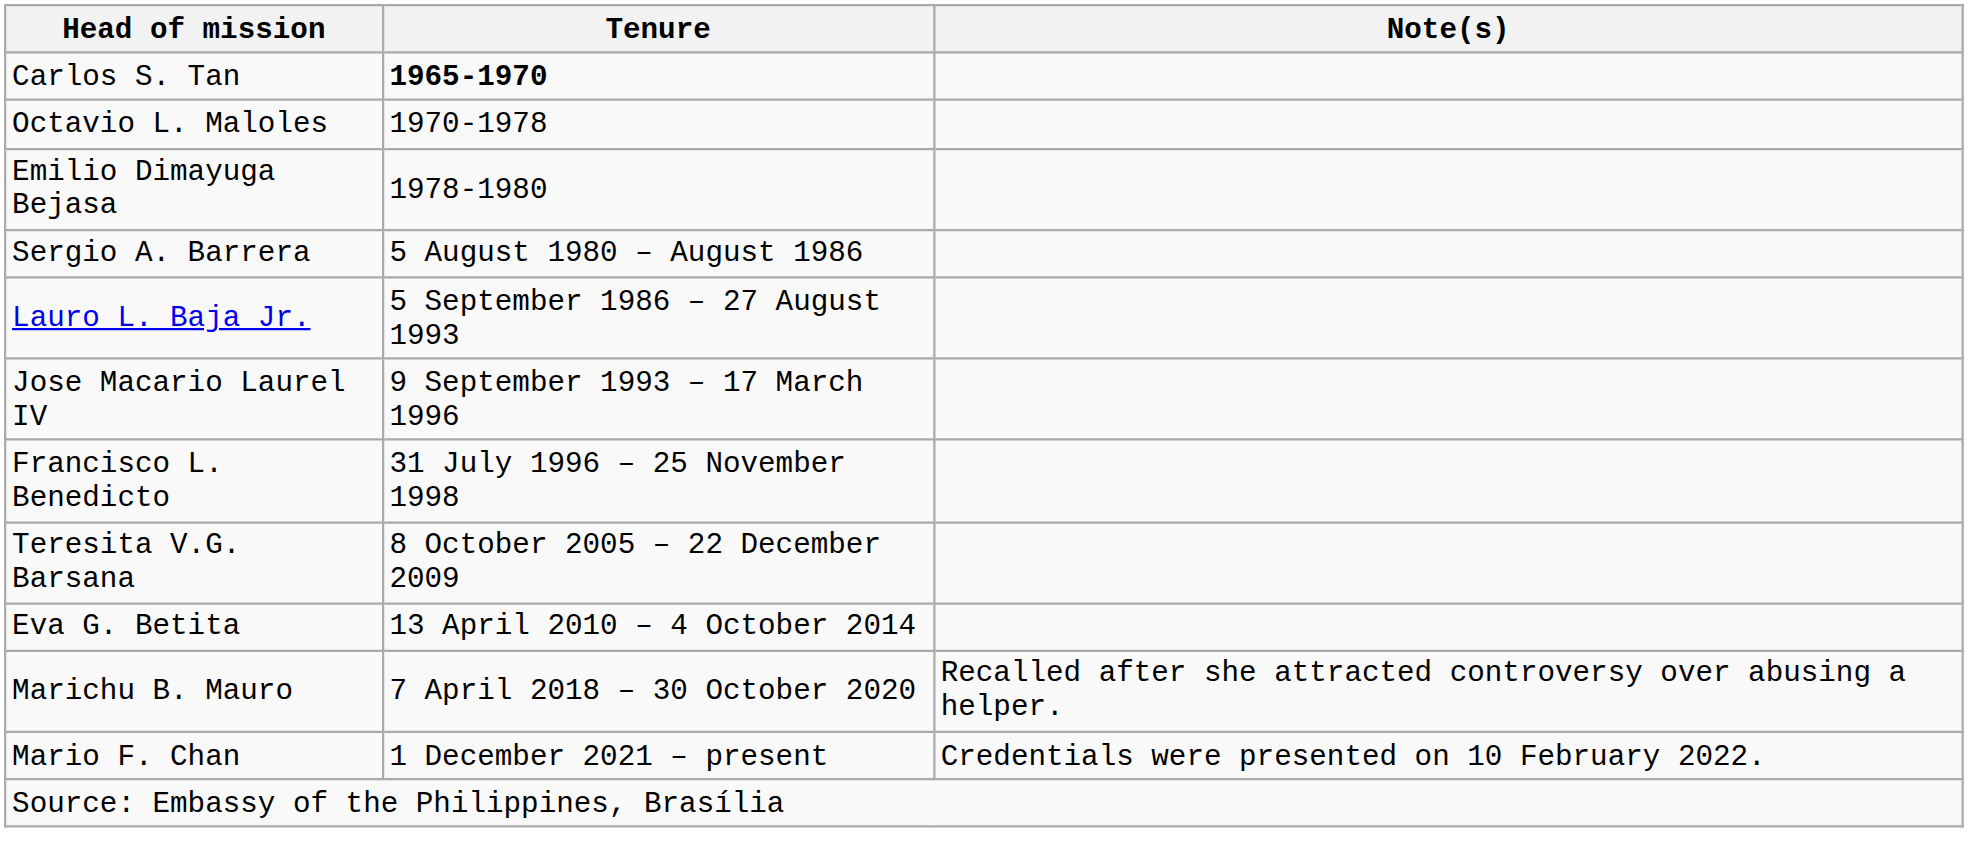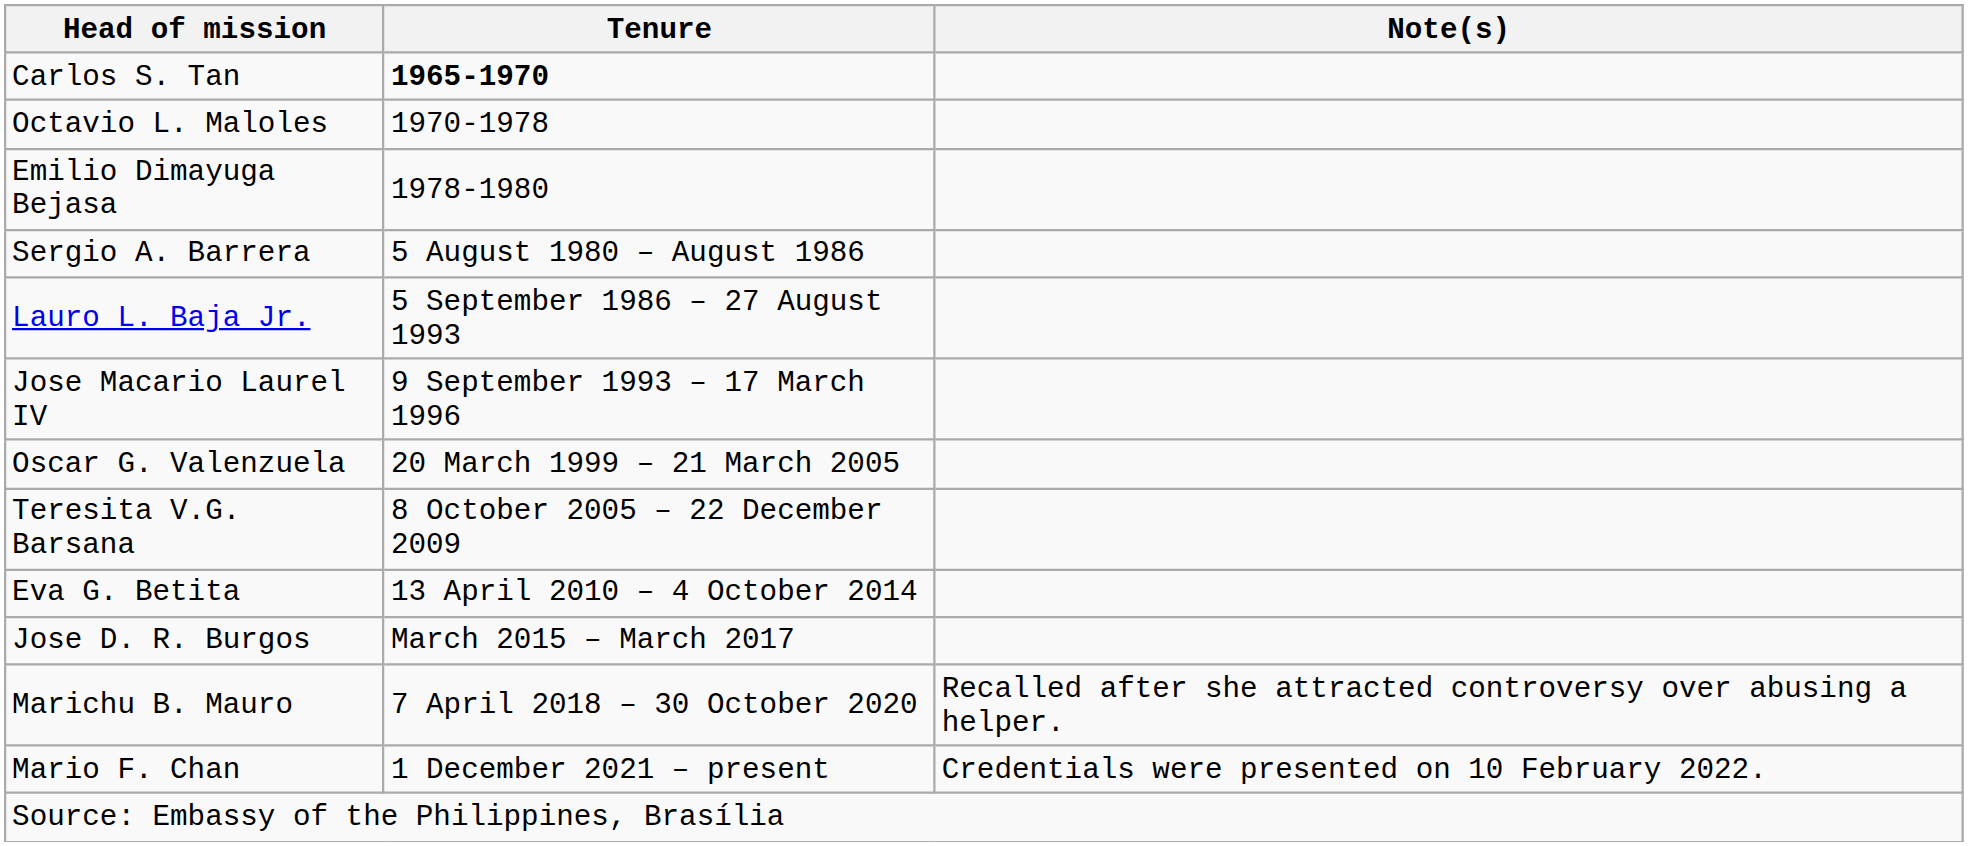- row: (117, 481)
+ row: (179, 464)
+ row: (161, 641)
